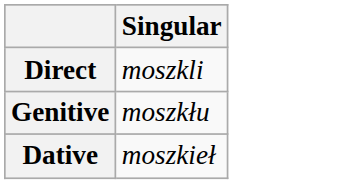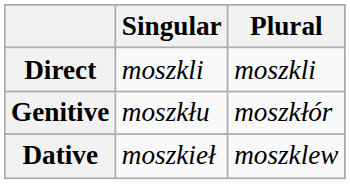+ column: (286, 26)
